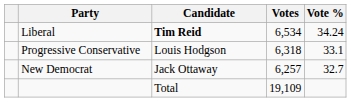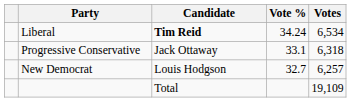columns swapped: (285, 13) <-> (325, 13)
(190, 50) Louis Hodgson -> (186, 50) Jack Ottaway
(186, 69) Jack Ottaway -> (190, 69) Louis Hodgson
